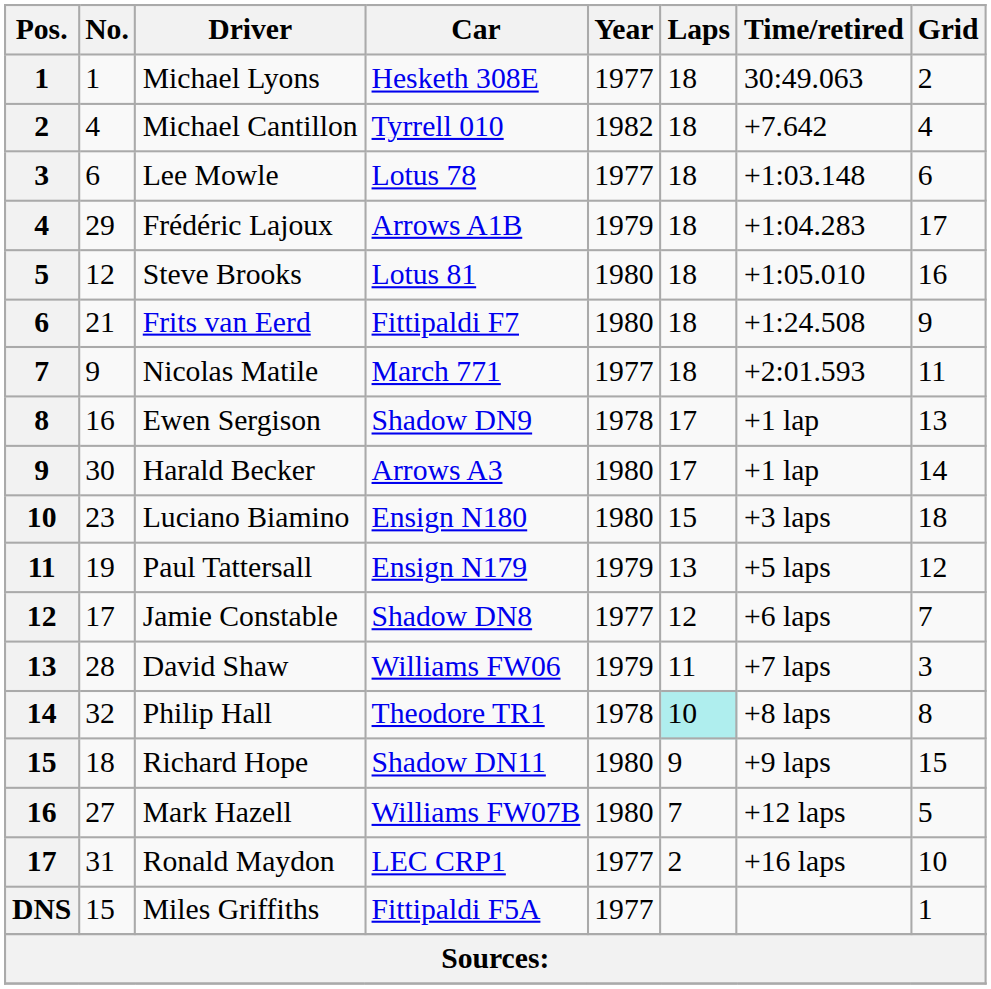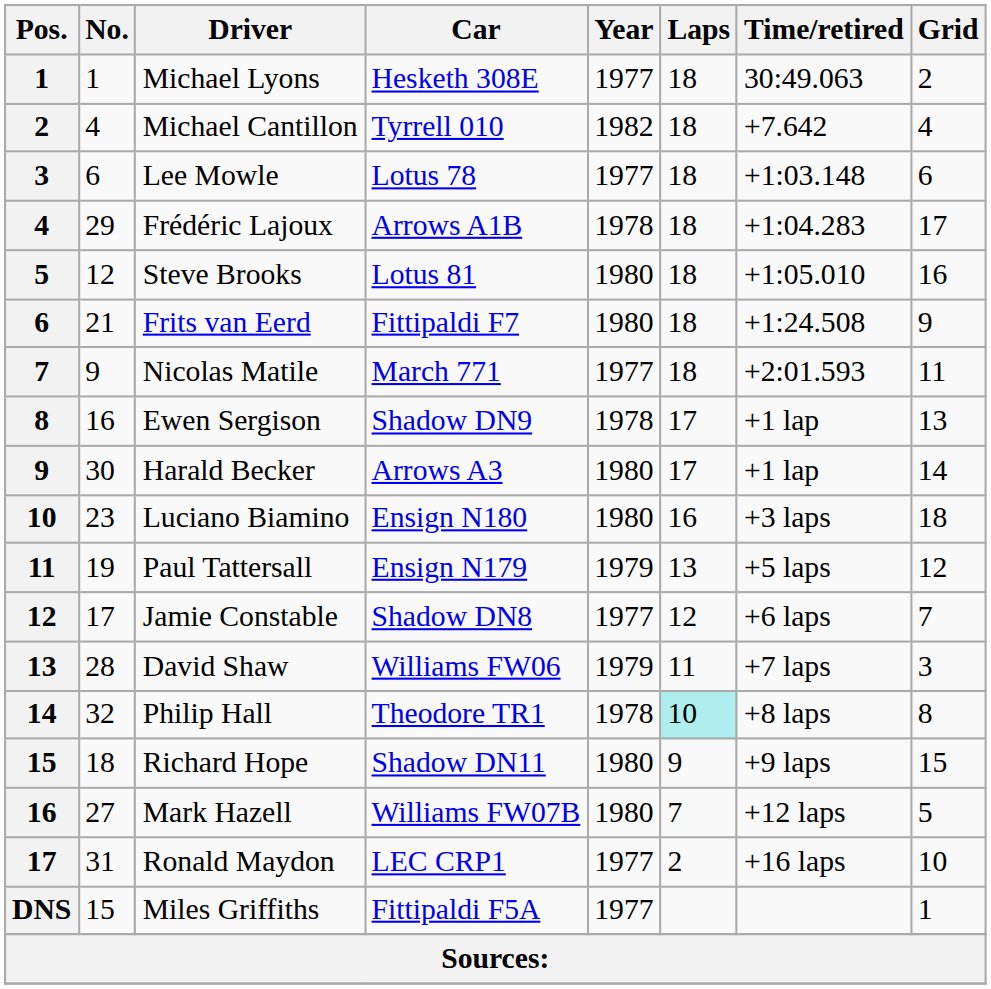(624, 225) 1979 -> (624, 225) 1978
(682, 518) 15 -> (682, 518) 16
